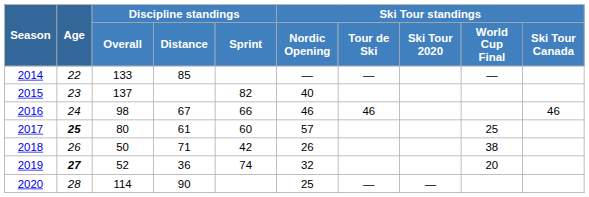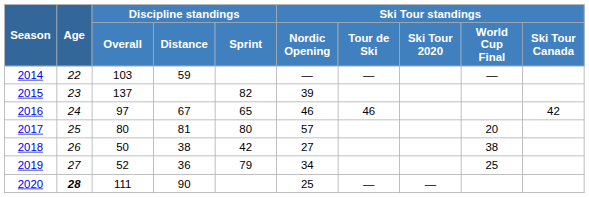(123, 75) 133 -> (123, 75) 103
(184, 75) 85 -> (184, 75) 59
(307, 93) 40 -> (307, 93) 39
(123, 111) 98 -> (123, 111) 97
(246, 111) 66 -> (246, 111) 65
(553, 111) 46 -> (553, 111) 42
(74, 129) bold -> (74, 129) normal
(184, 129) 61 -> (184, 129) 81
(246, 129) 60 -> (246, 129) 80
(492, 129) 25 -> (492, 129) 20
(184, 147) 71 -> (184, 147) 38
(307, 147) 26 -> (307, 147) 27
(74, 165) bold -> (74, 165) normal
(246, 165) 74 -> (246, 165) 79
(307, 165) 32 -> (307, 165) 34
(492, 165) 20 -> (492, 165) 25
(74, 183) normal -> (74, 183) bold
(123, 183) 114 -> (123, 183) 111
